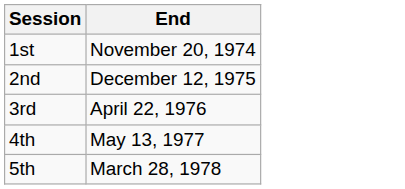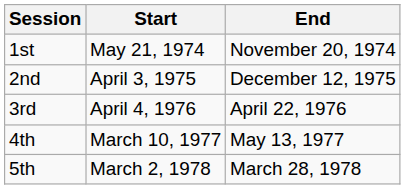+ column: (156, 19)
